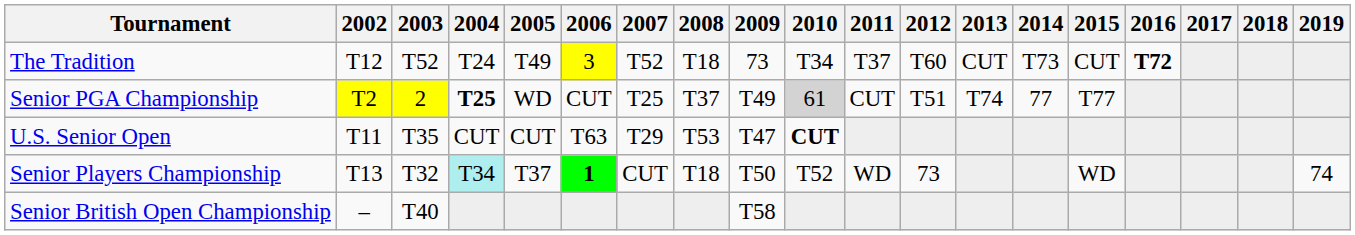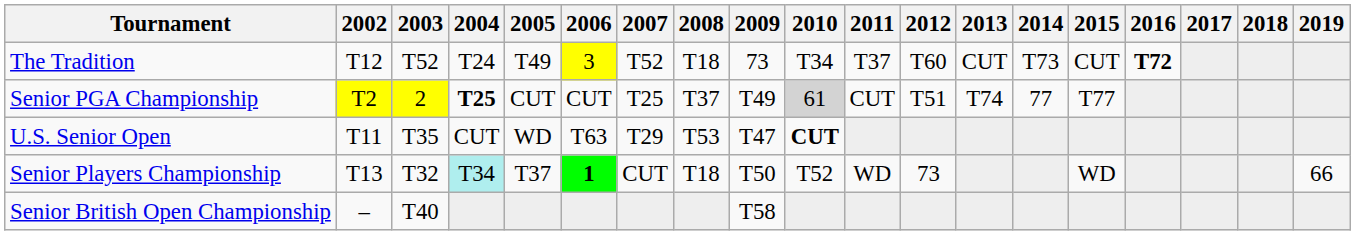(533, 98) WD -> (533, 98) CUT
(533, 136) CUT -> (533, 136) WD
(1321, 173) 74 -> (1321, 173) 66
